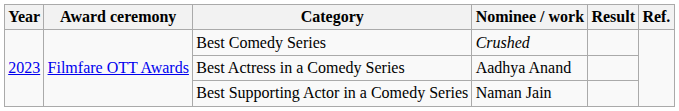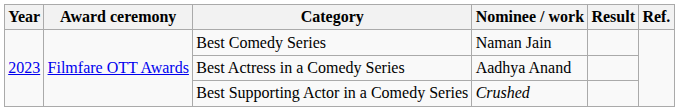(503, 42) Crushed -> (514, 42) Naman Jain
(514, 93) Naman Jain -> (503, 93) Crushed
